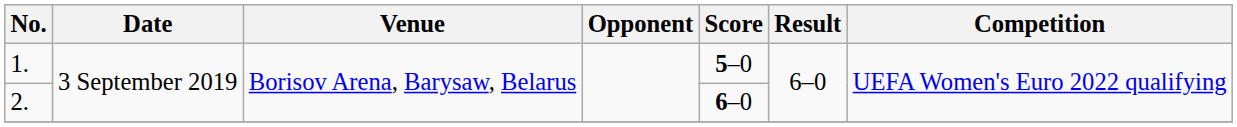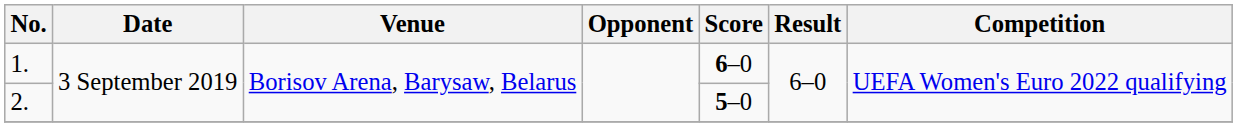(734, 63) 5–0 -> (734, 63) 6–0
(734, 102) 6–0 -> (734, 102) 5–0
